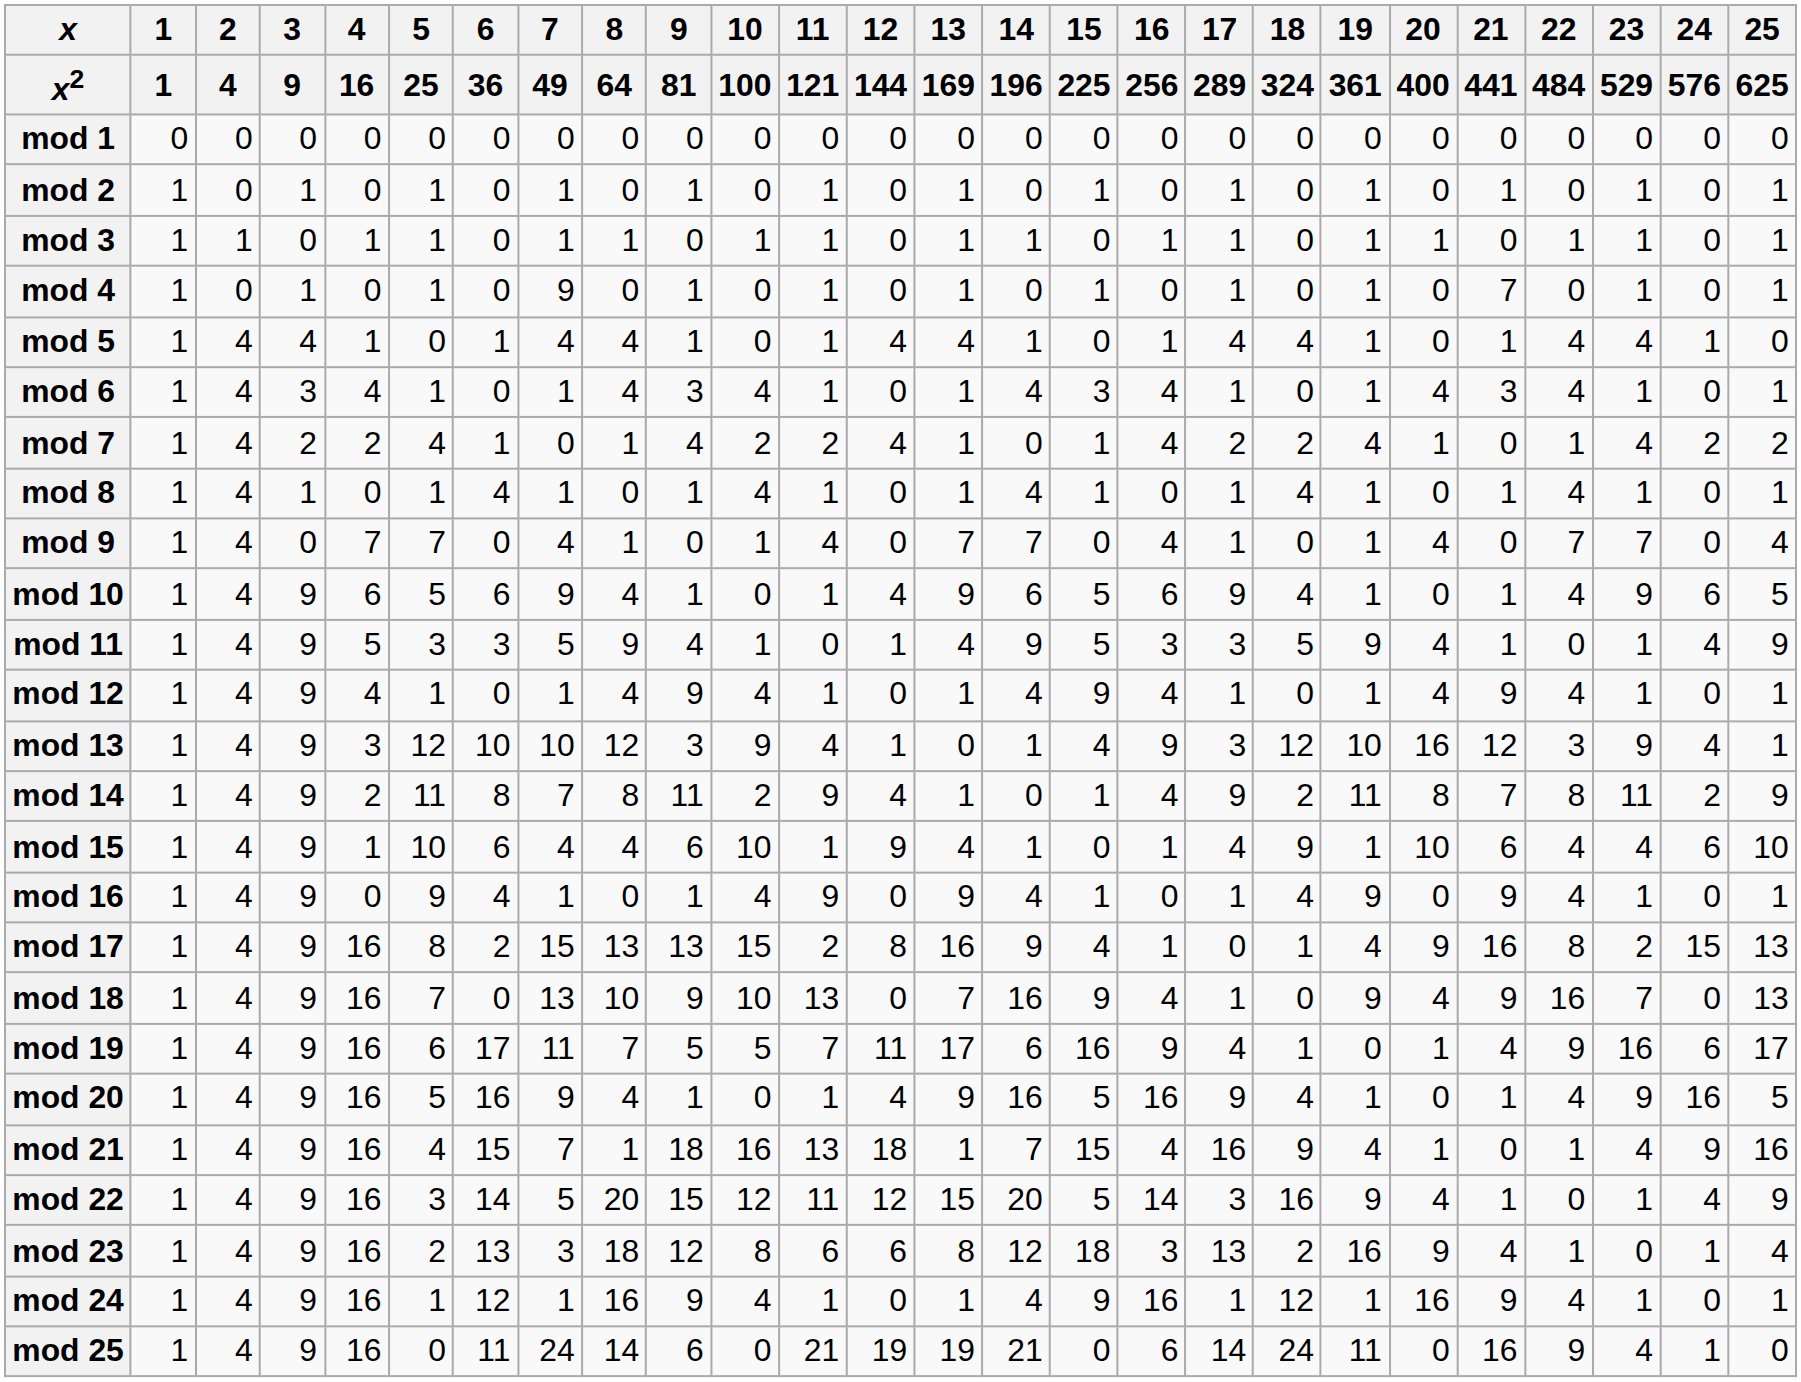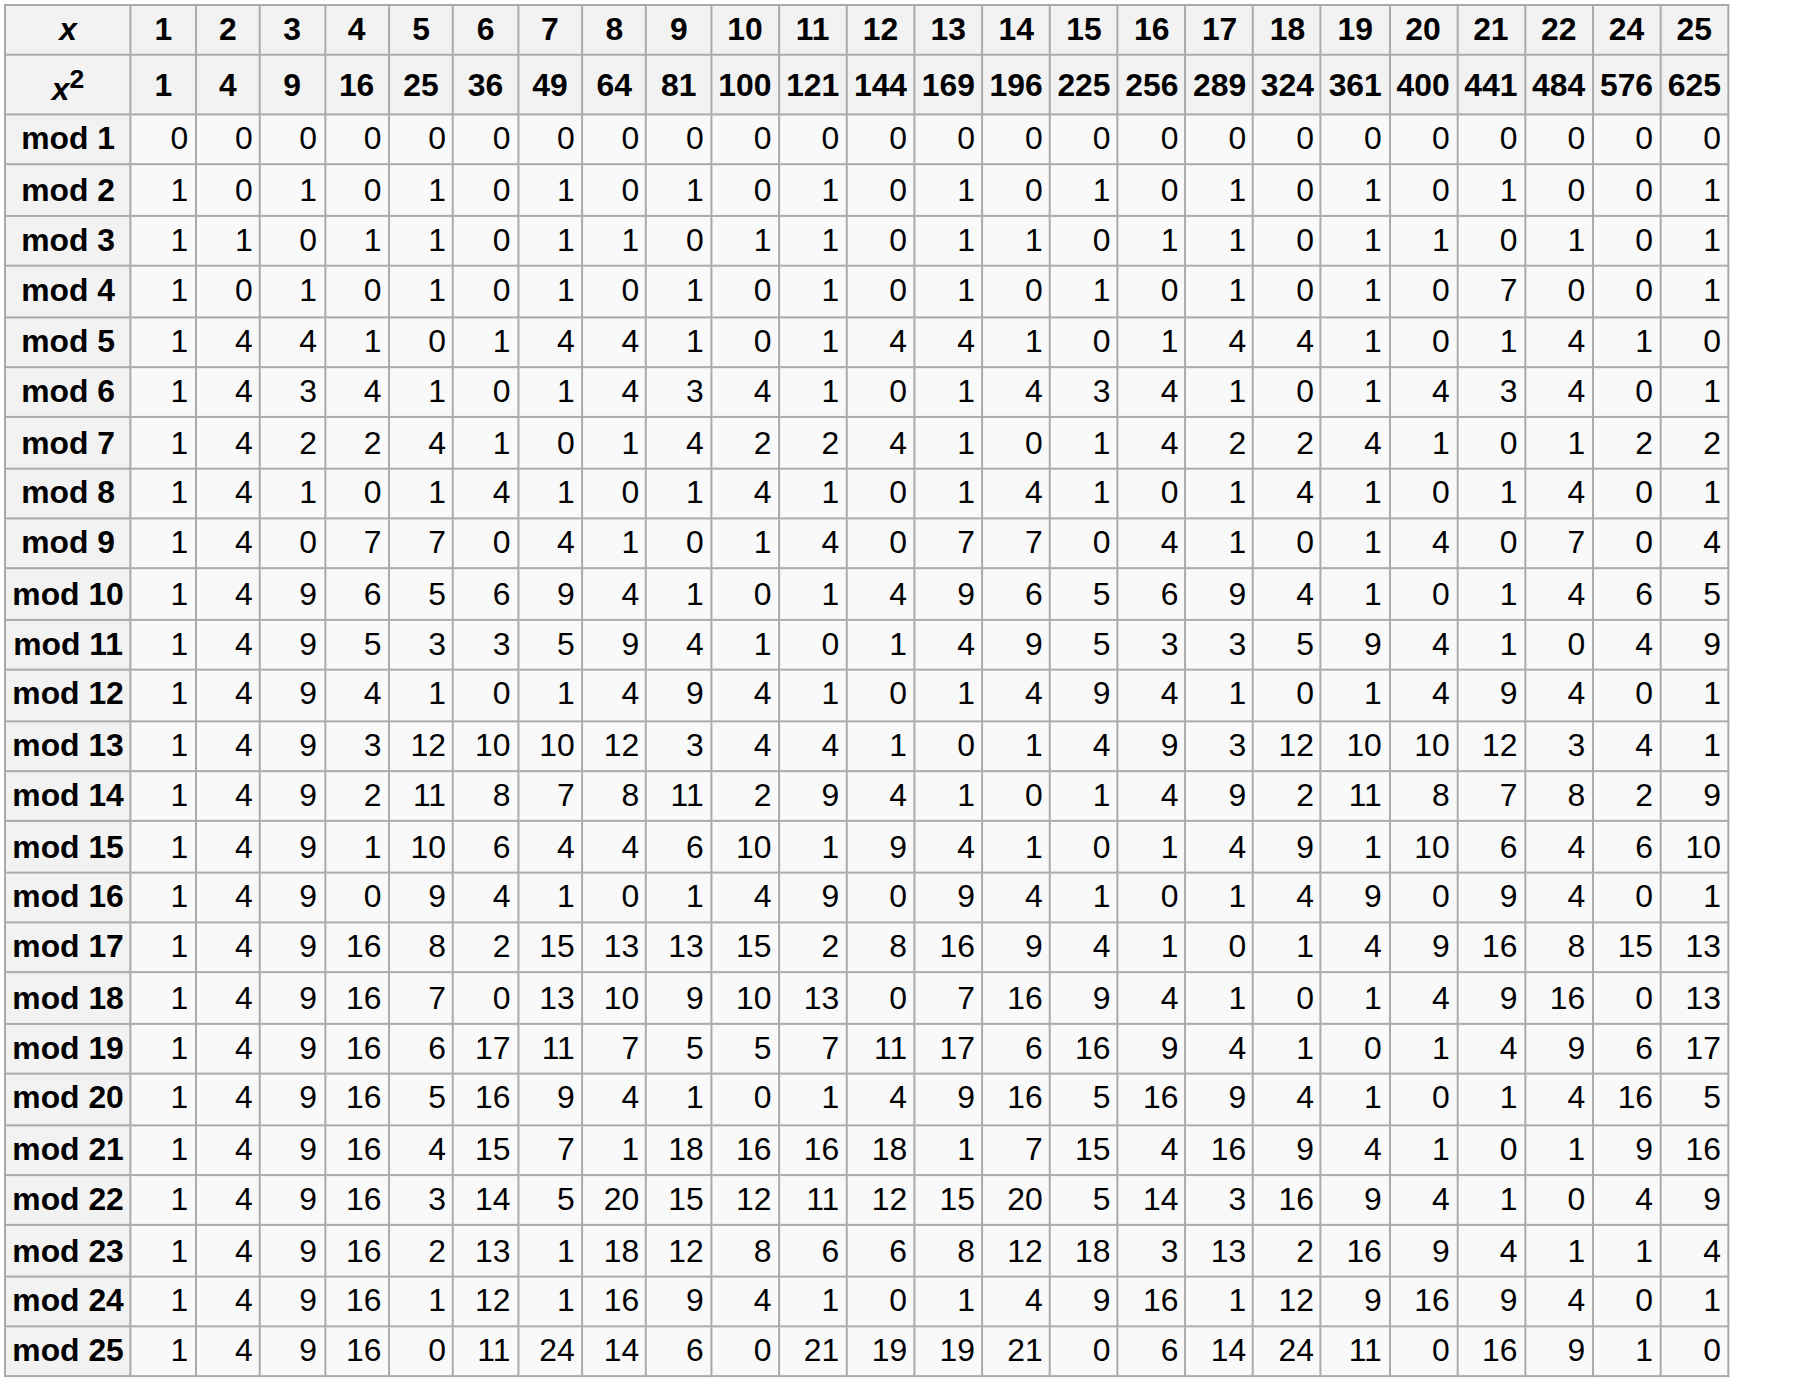- column: (1626, 84)
(566, 290) 9 -> (566, 290) 1
(763, 745) 9 -> (763, 745) 4
(1432, 745) 16 -> (1432, 745) 10
(1373, 997) 9 -> (1373, 997) 1
(822, 1149) 13 -> (822, 1149) 16
(566, 1250) 3 -> (566, 1250) 1
(1373, 1300) 1 -> (1373, 1300) 9
